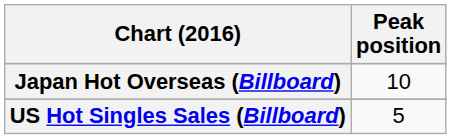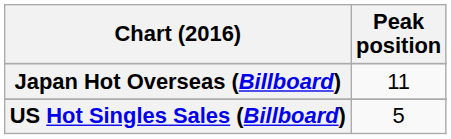(399, 81) 10 -> (399, 81) 11
